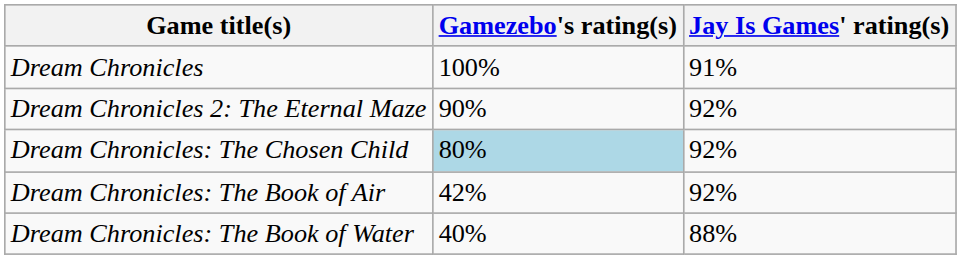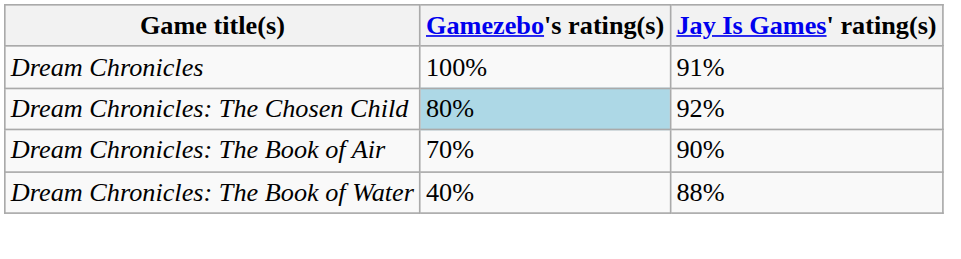- row: (219, 108)
(463, 191) 42% -> (450, 150) 70%
(713, 191) 92% -> (700, 150) 90%
